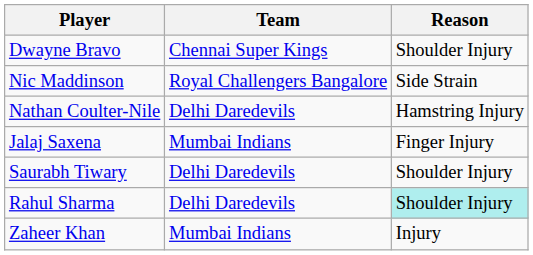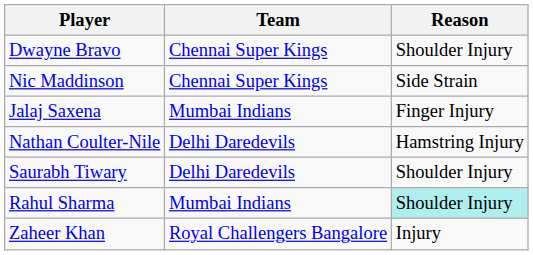(278, 81) Royal Challengers Bangalore -> (248, 81) Chennai Super Kings
rows swapped: (85, 111) <-> (55, 142)
(232, 203) Delhi Daredevils -> (230, 203) Mumbai Indians
(230, 234) Mumbai Indians -> (278, 234) Royal Challengers Bangalore
